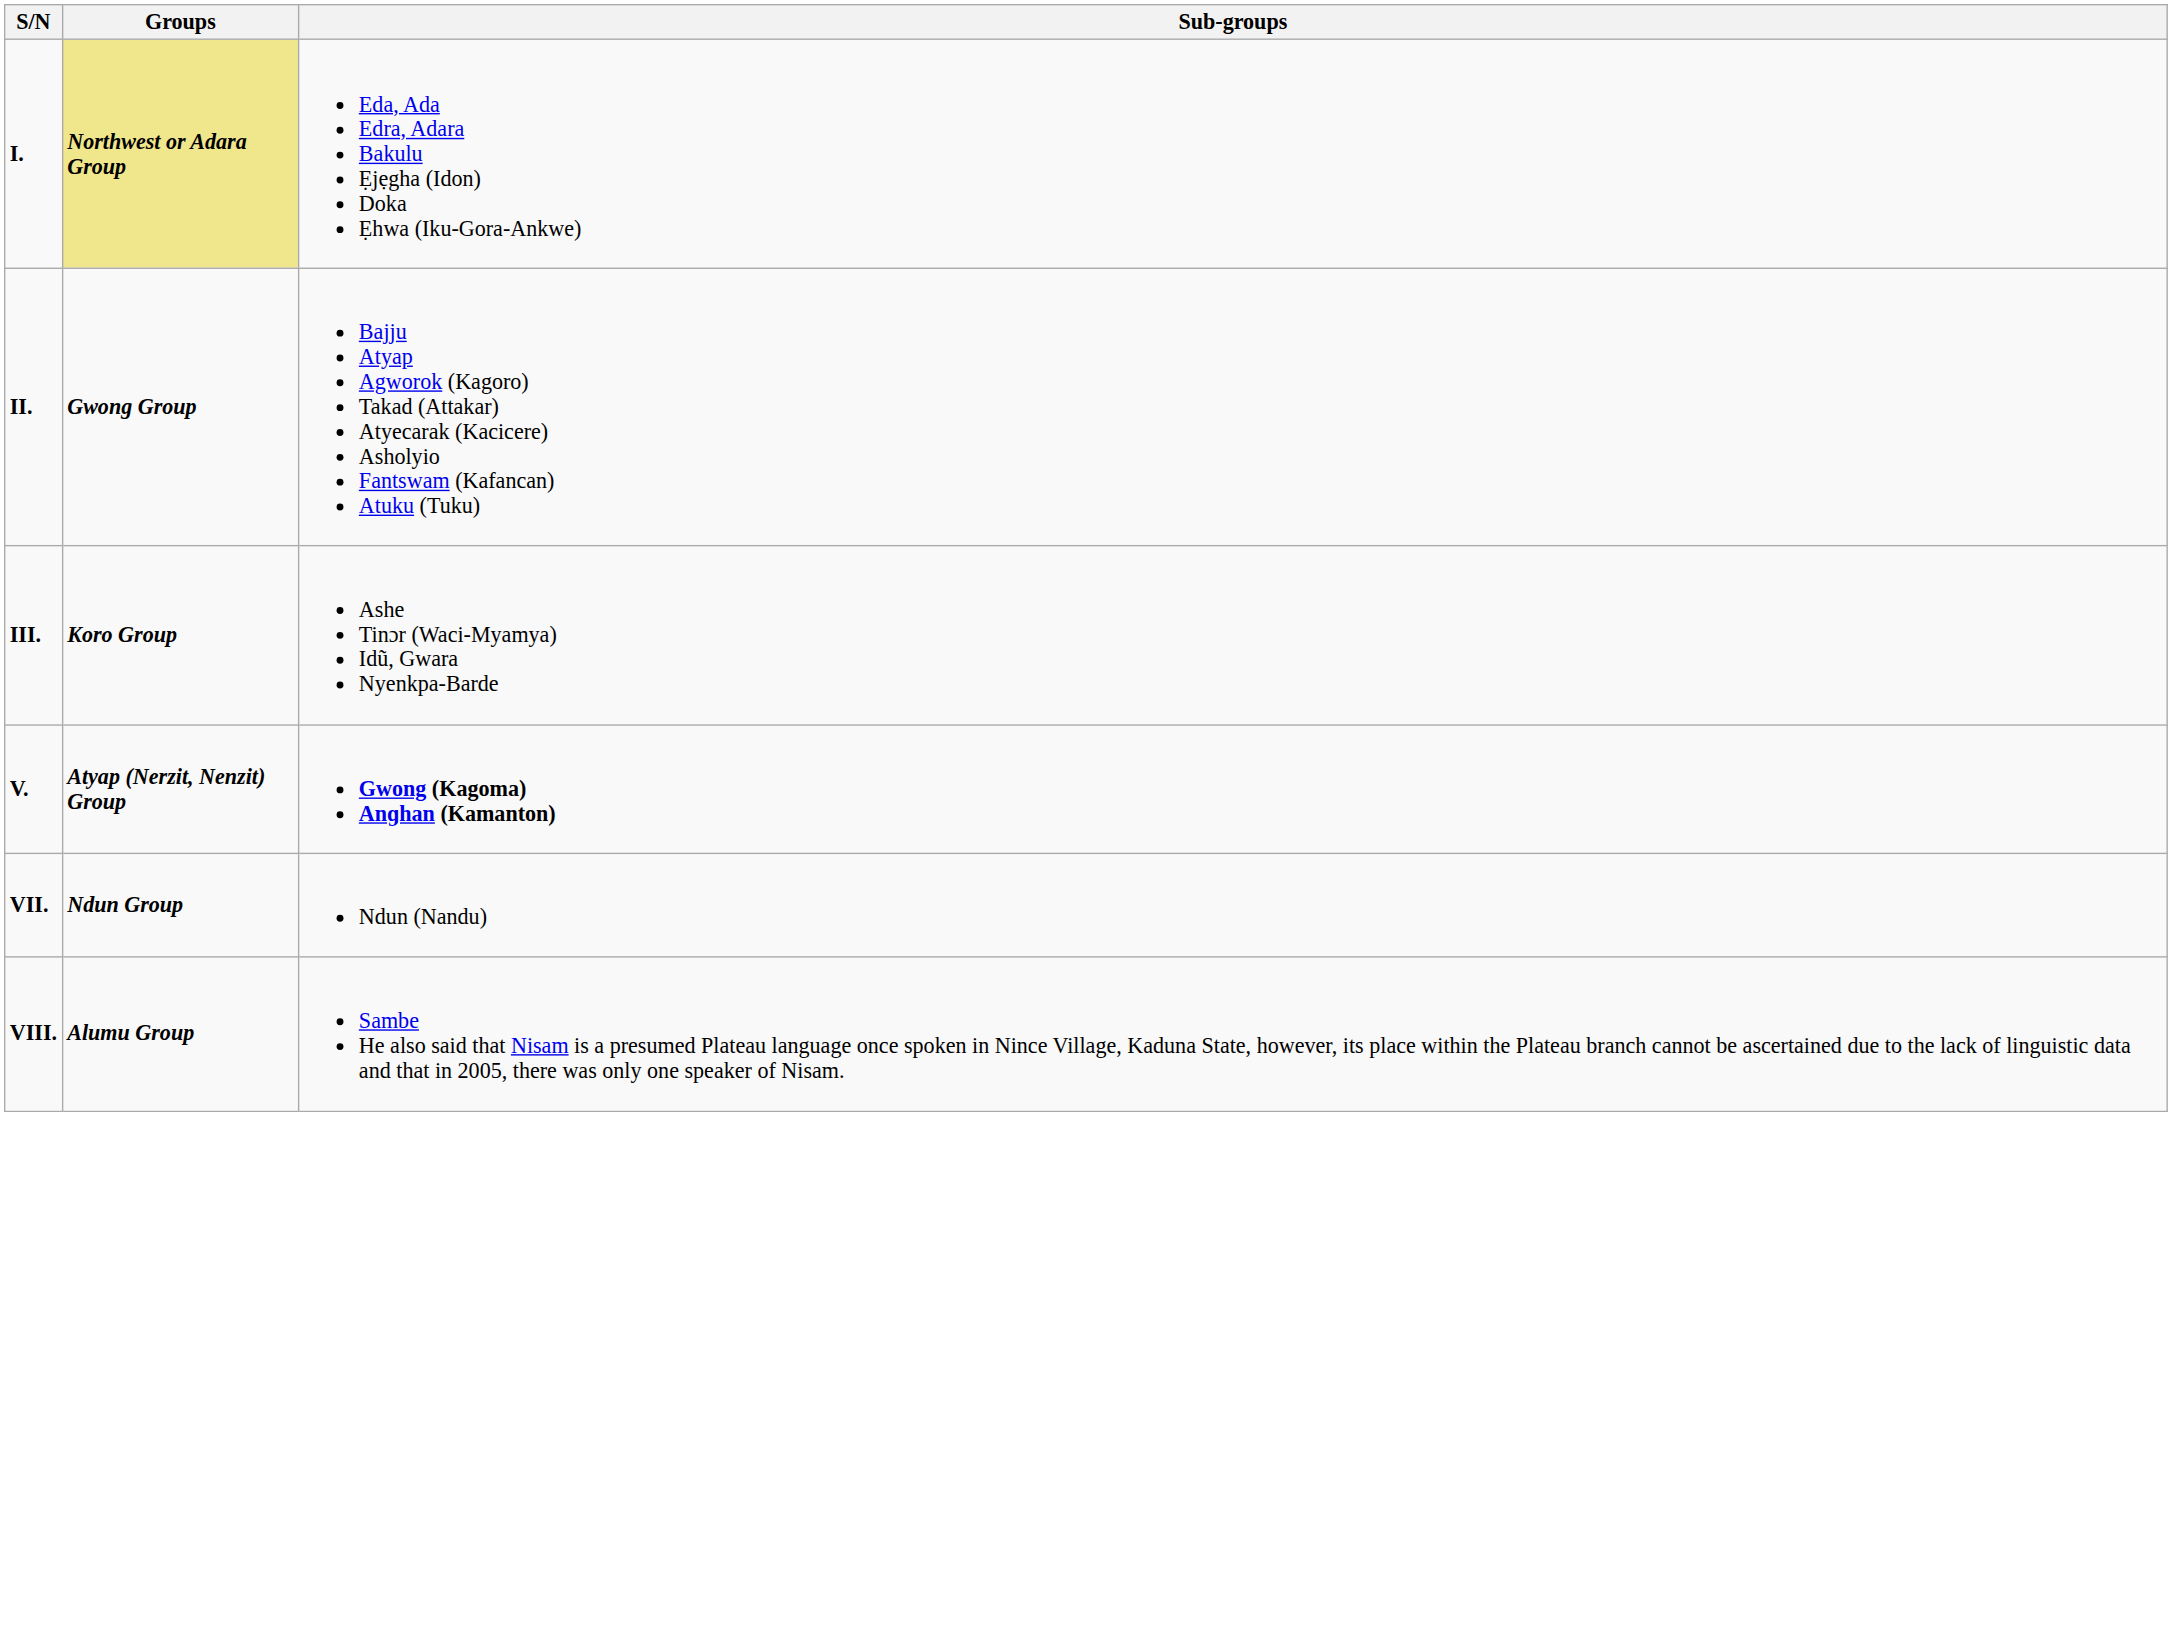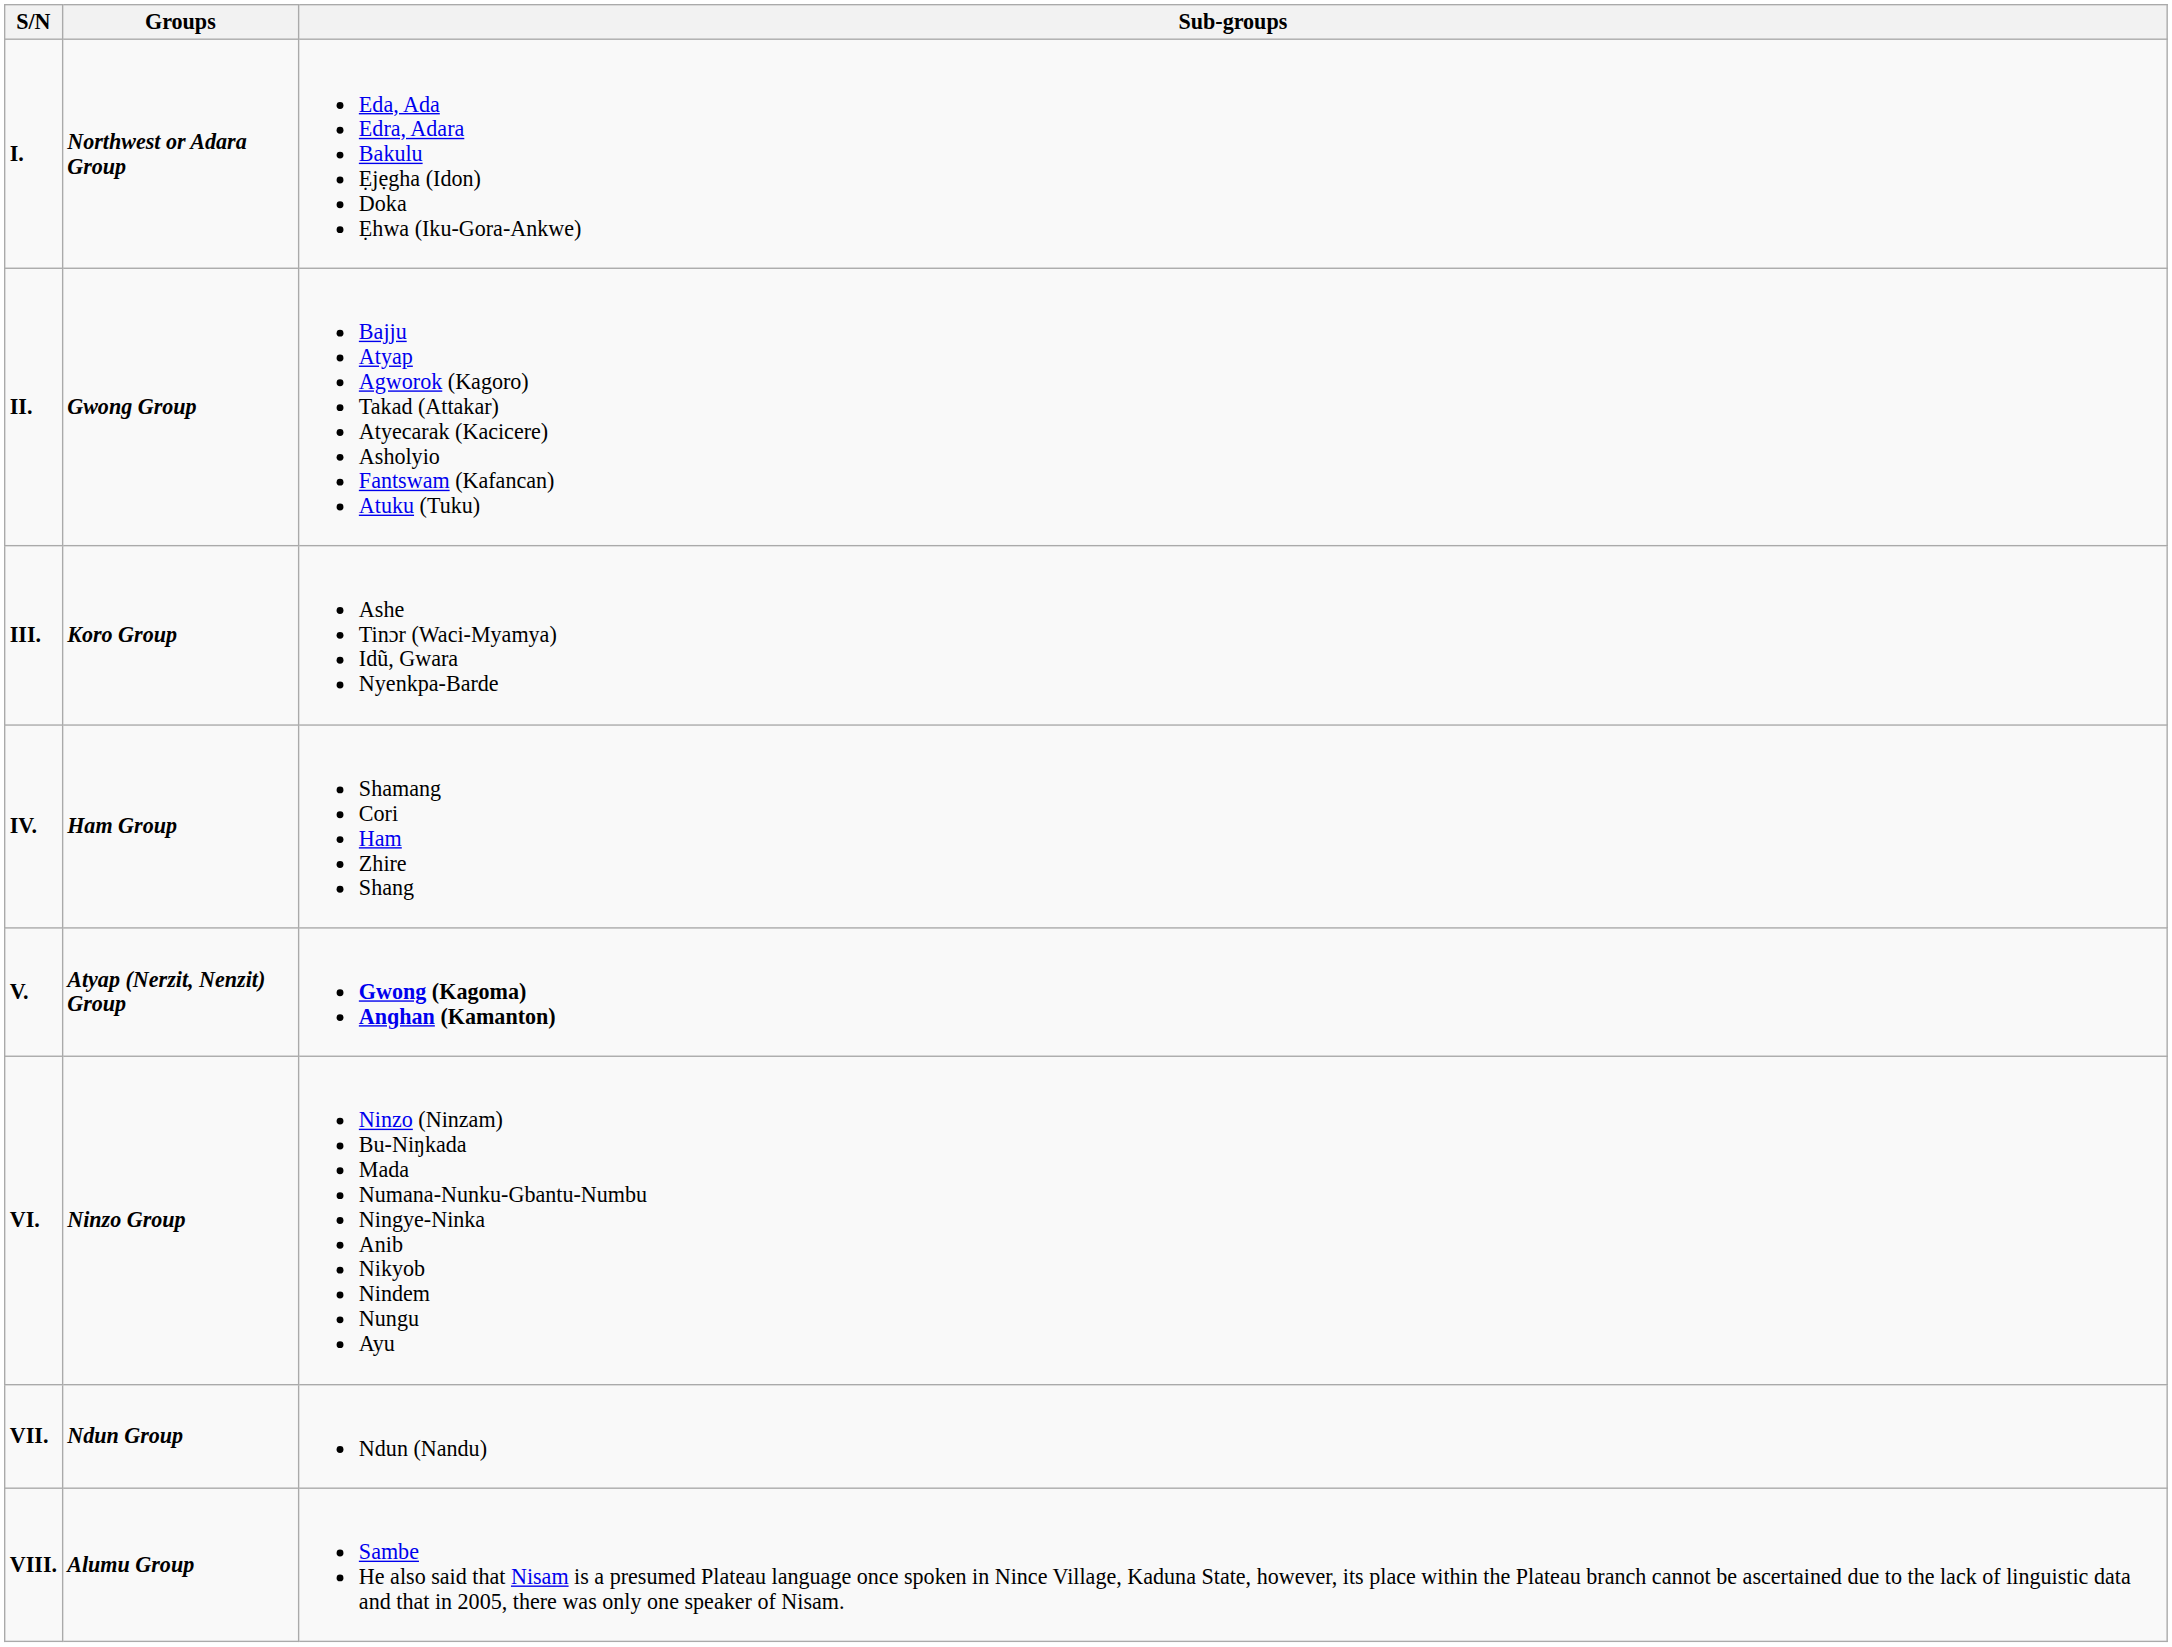(157, 153) khaki background -> (157, 153) no background
+ row: (23, 825)
+ row: (25, 1220)
